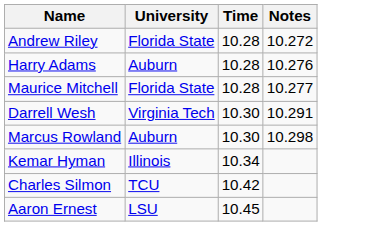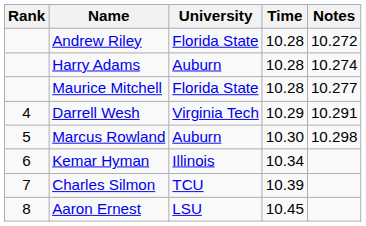+ column: (27, 16)
(290, 64) 10.276 -> (334, 64) 10.274
(241, 112) 10.30 -> (285, 112) 10.29
(241, 185) 10.42 -> (285, 185) 10.39
